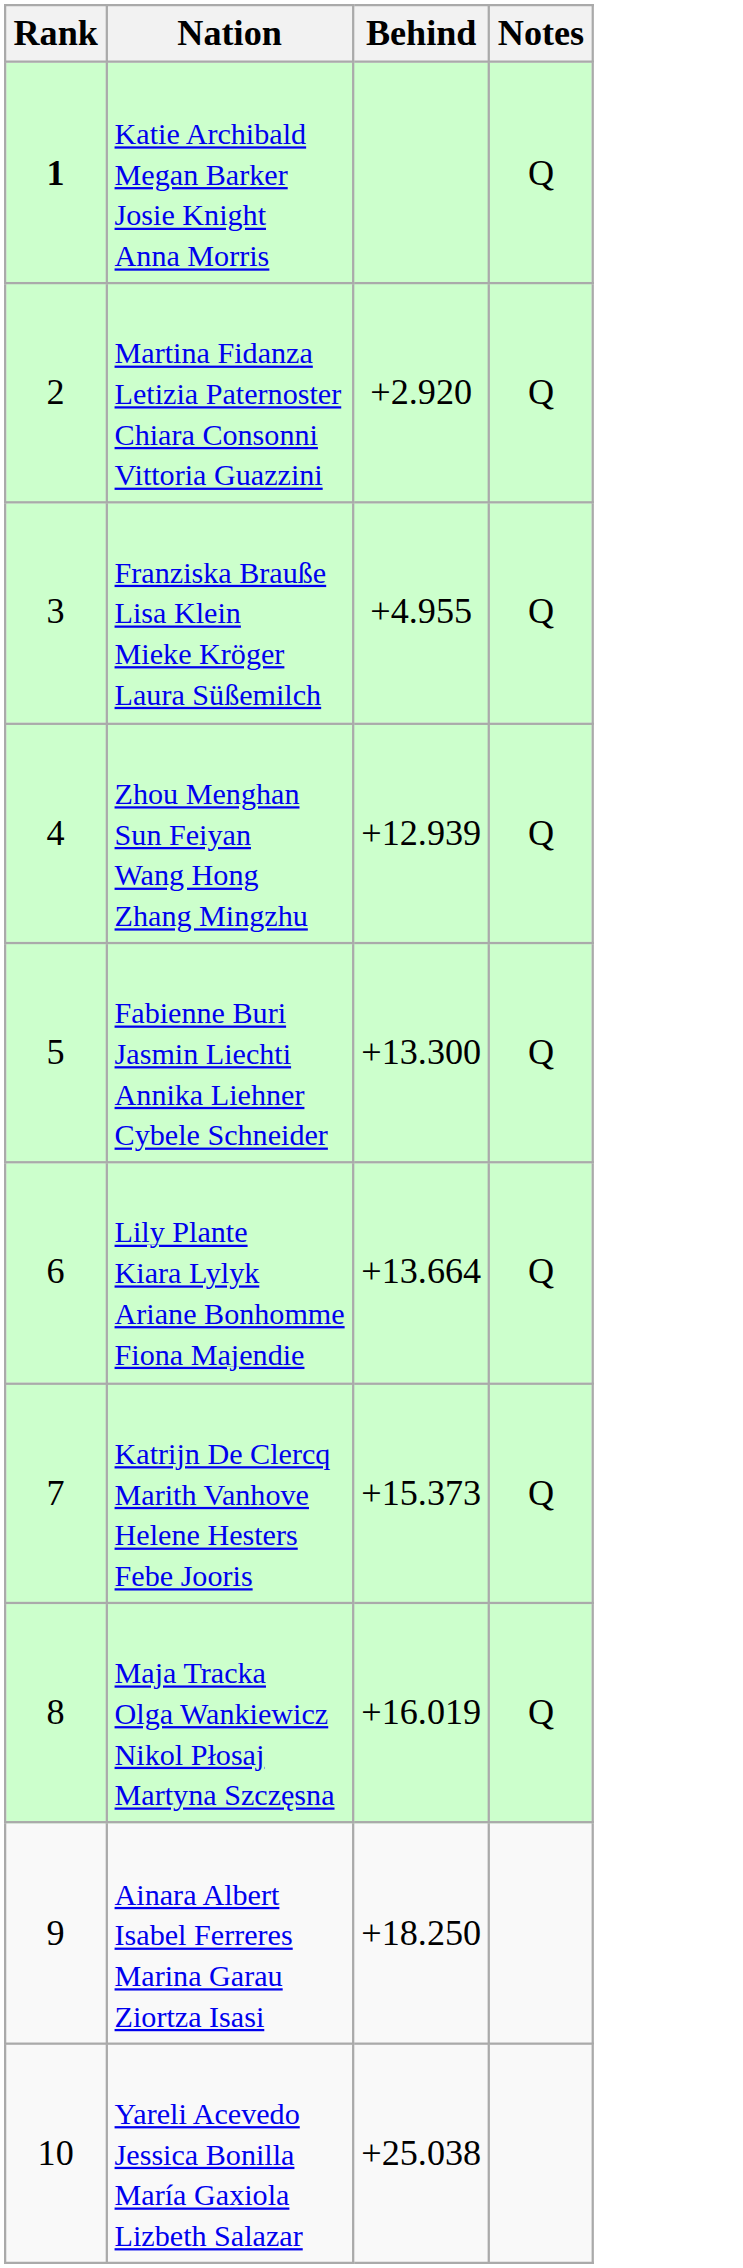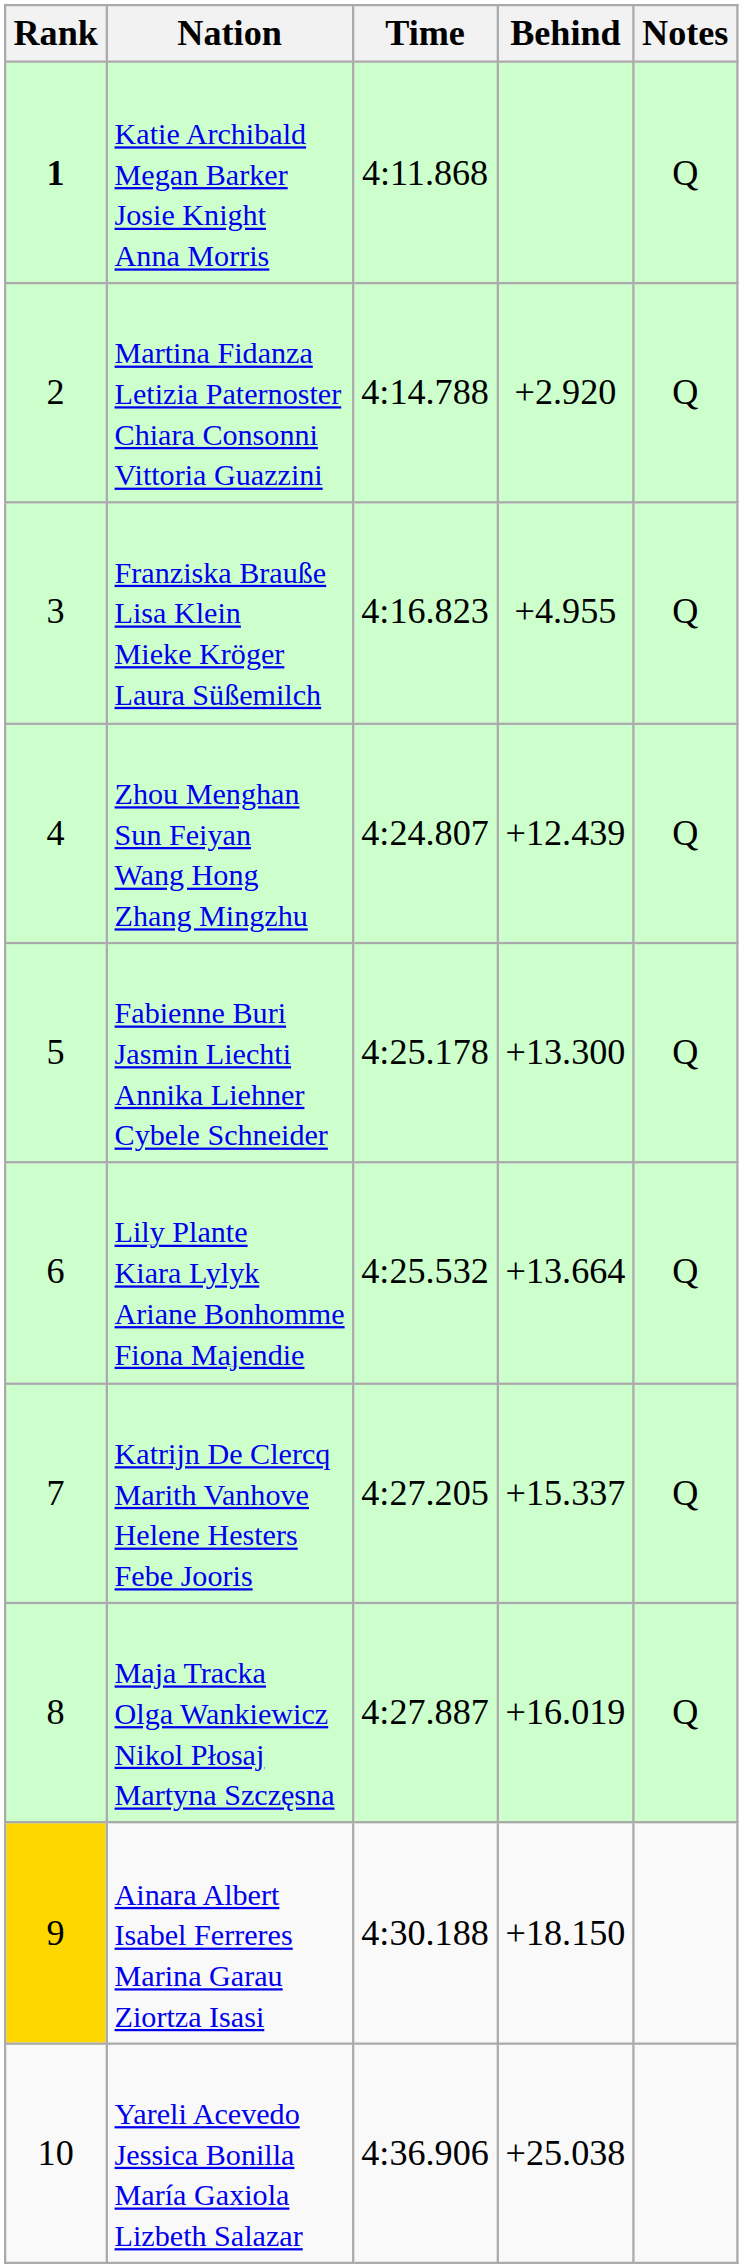+ column: (425, 33)
(421, 832) +12.939 -> (565, 832) +12.439
(421, 1492) +15.373 -> (565, 1492) +15.337
(56, 1932) no background -> (56, 1932) gold background
(421, 1932) +18.250 -> (565, 1932) +18.150
